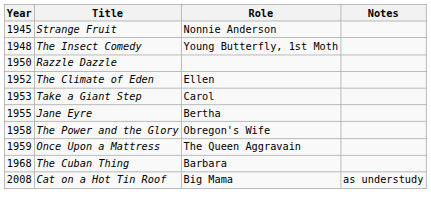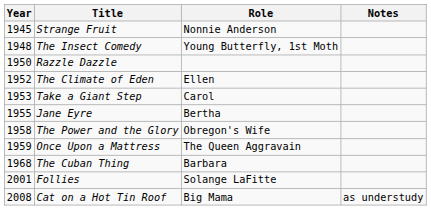+ row: (58, 180)
